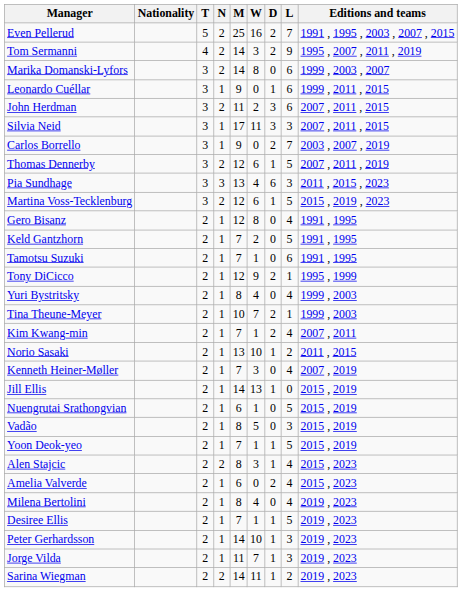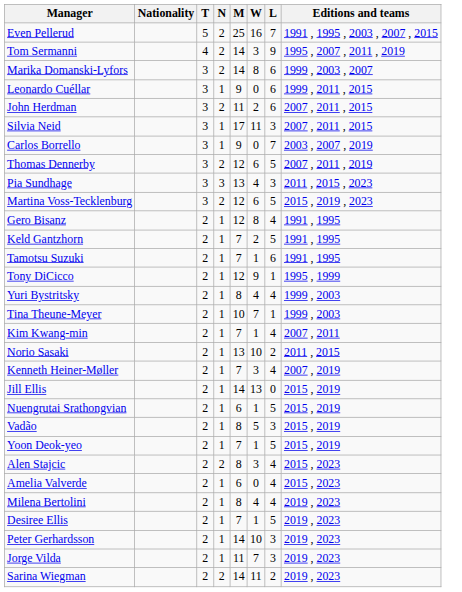- column: (273, 13)
